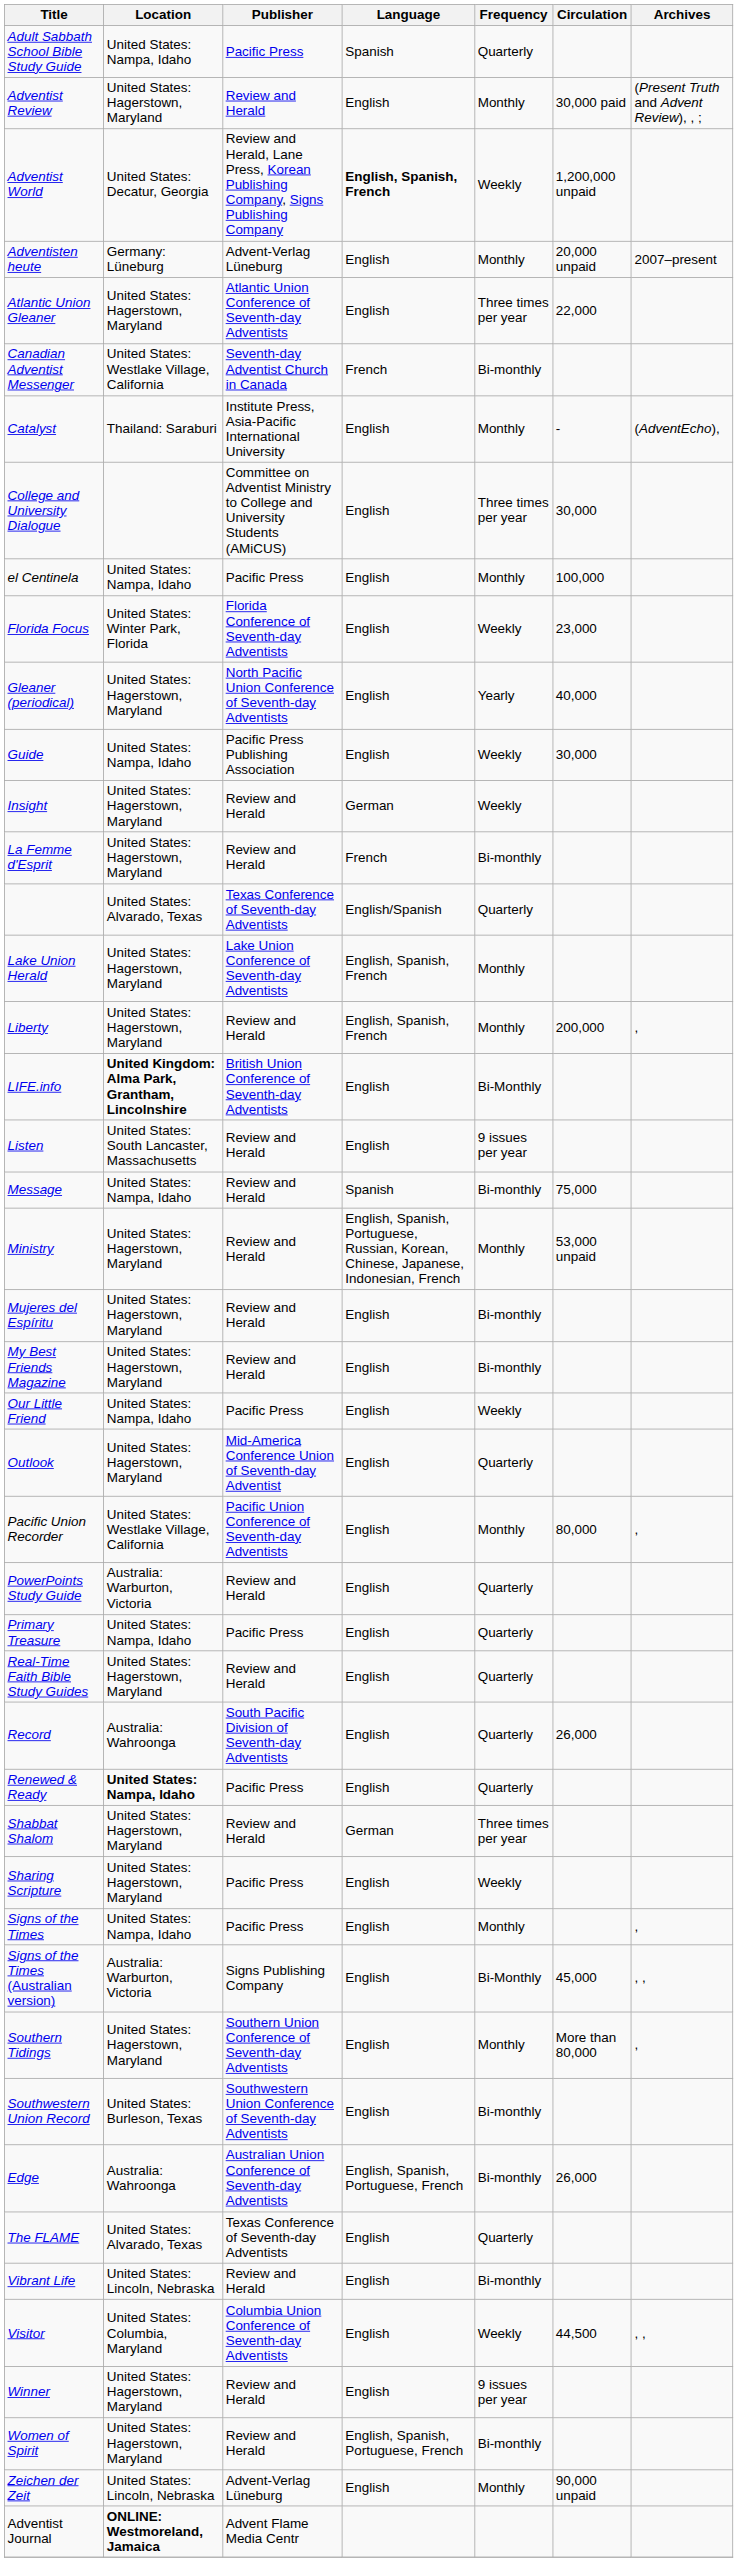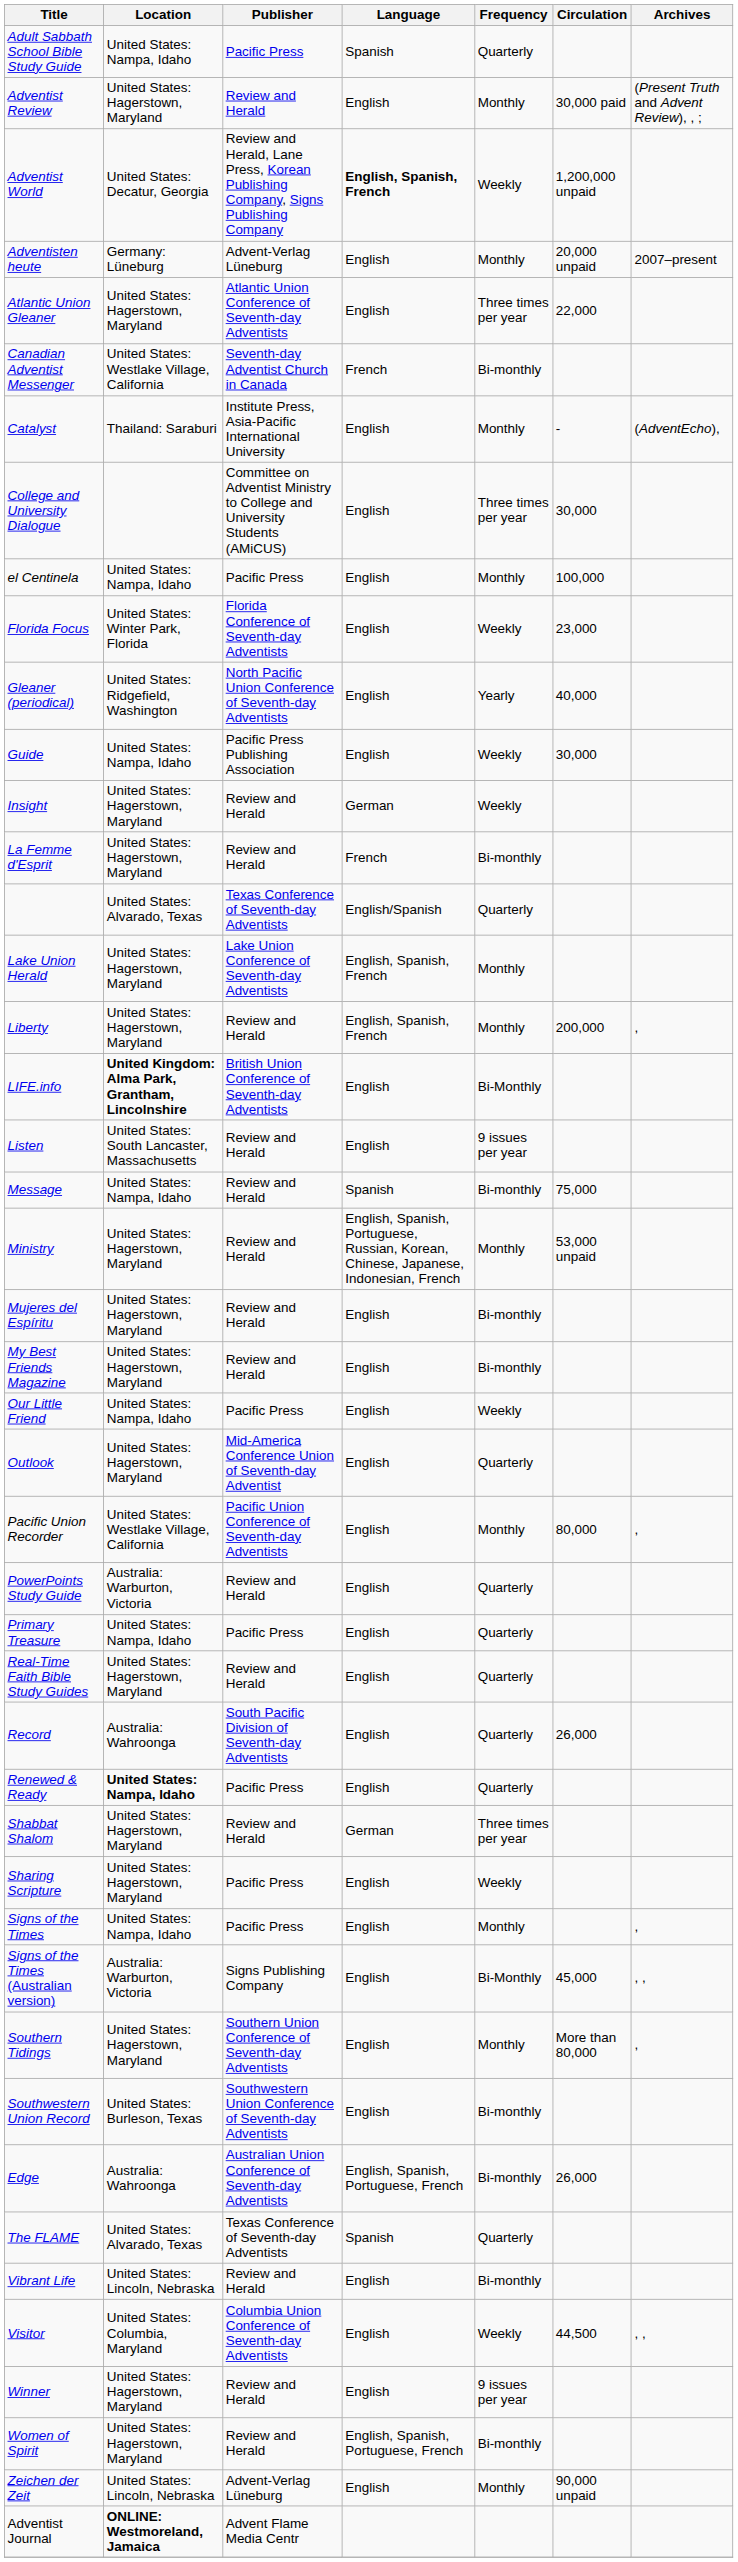(149, 695) United States: Hagerstown, Maryland -> (149, 695) United States: Ridgefield, Washington
(367, 2237) English -> (370, 2237) Spanish
